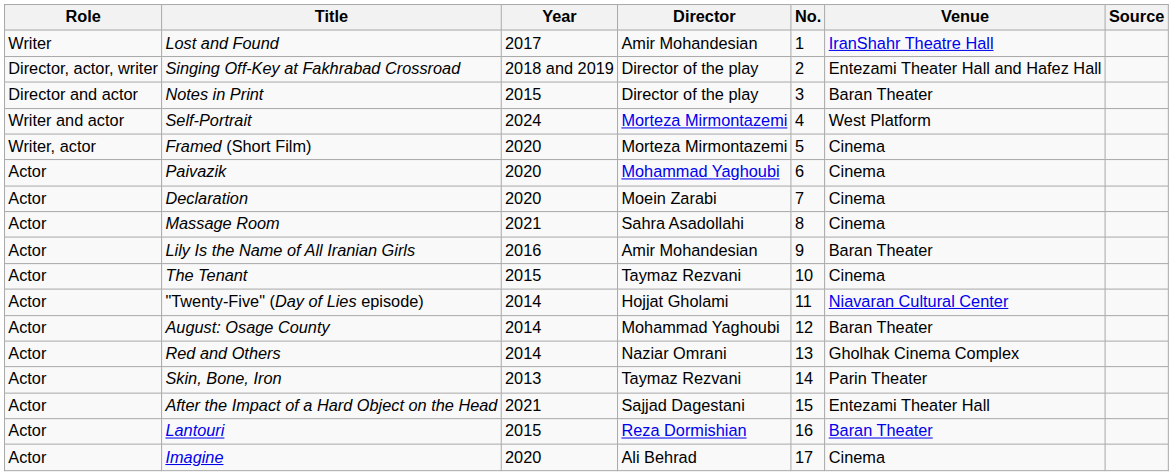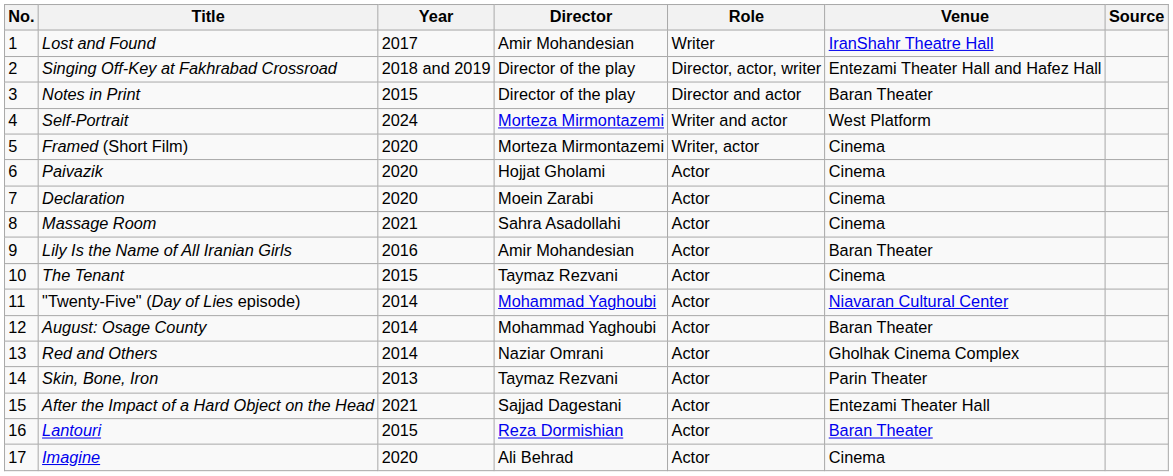columns swapped: (808, 17) <-> (83, 17)
(701, 172) Mohammad Yaghoubi -> (552, 172) Hojjat Gholami
(675, 302) Hojjat Gholami -> (577, 302) Mohammad Yaghoubi
